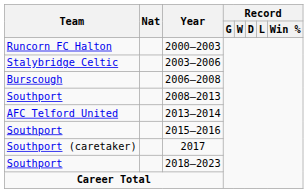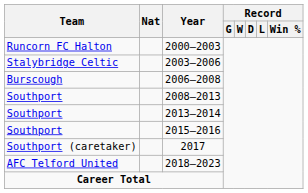(62, 113) AFC Telford United -> (35, 113) Southport
(35, 163) Southport -> (62, 163) AFC Telford United
